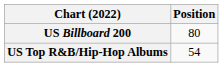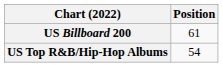(194, 33) 80 -> (194, 33) 61
